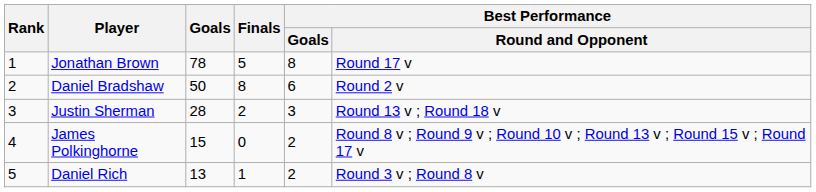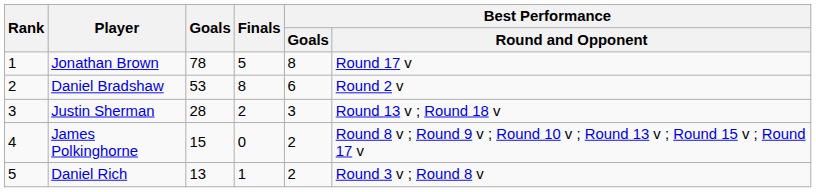(198, 87) 50 -> (198, 87) 53
